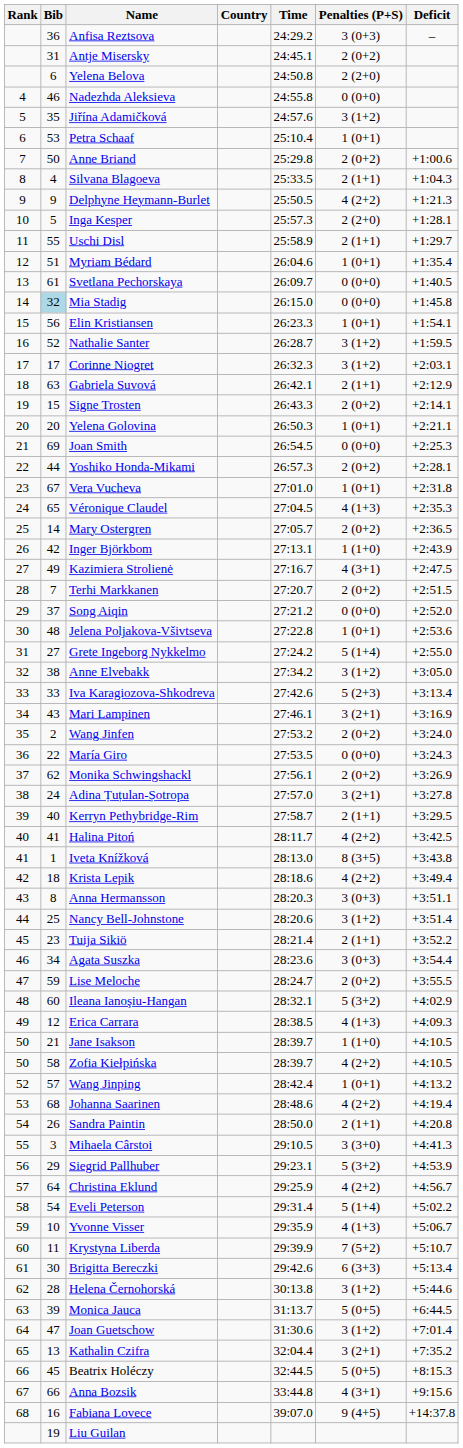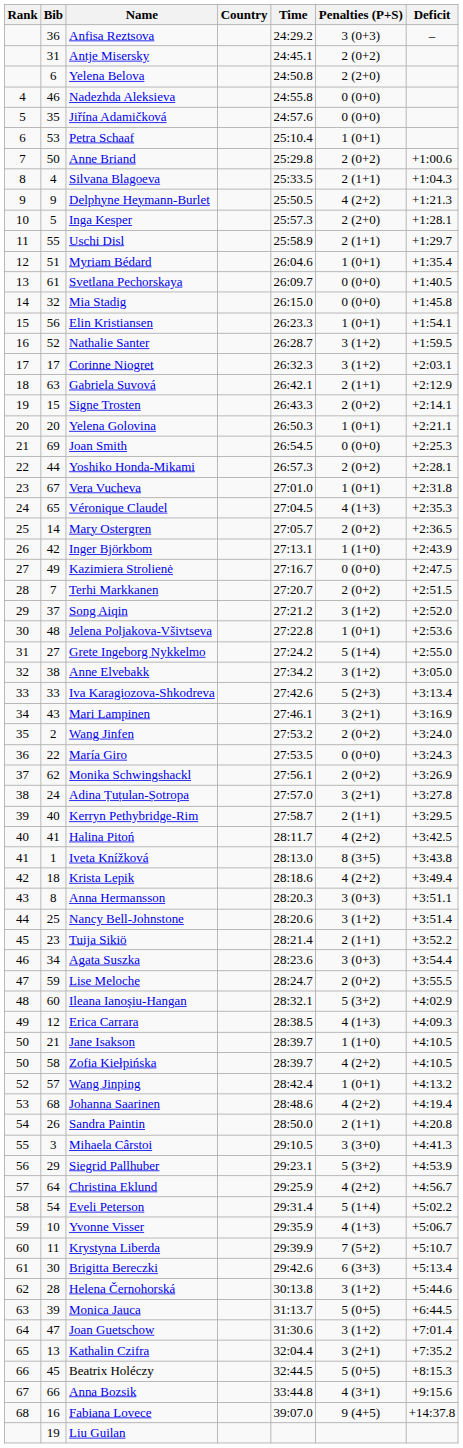(361, 117) 3 (1+2) -> (361, 117) 0 (0+0)
(53, 302) lightblue background -> (53, 302) no background
(361, 569) 4 (3+1) -> (361, 569) 0 (0+0)
(361, 610) 0 (0+0) -> (361, 610) 3 (1+2)
